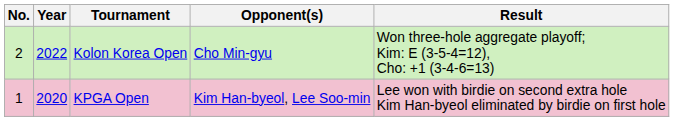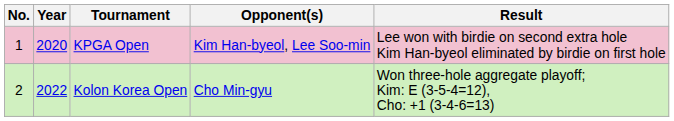rows swapped: (111, 98) <-> (130, 53)
